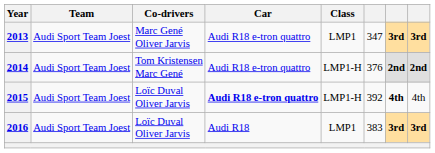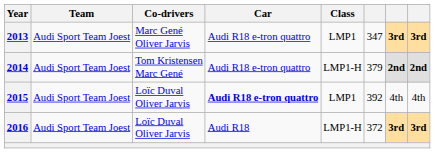(375, 67) 376 -> (375, 67) 379
(342, 97) LMP1-H -> (342, 97) LMP1
(396, 97) bold -> (396, 97) normal
(342, 128) LMP1 -> (342, 128) LMP1-H
(375, 128) 383 -> (375, 128) 372
